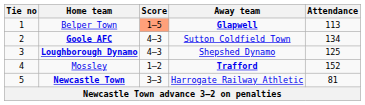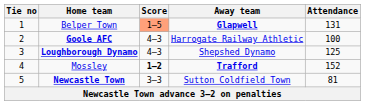(333, 25) 113 -> (333, 25) 131
(237, 39) Sutton Coldfield Town -> (237, 39) Harrogate Railway Athletic
(333, 39) 134 -> (333, 39) 100
(154, 66) normal -> (154, 66) bold
(237, 80) Harrogate Railway Athletic -> (237, 80) Sutton Coldfield Town
